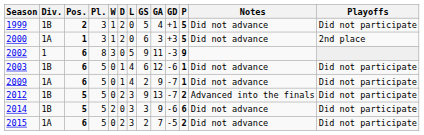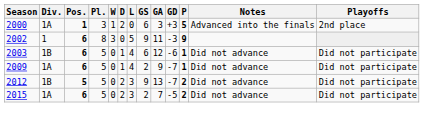- row: (17, 25)
(230, 39) Did not advance -> (253, 25) Advanced into the finals
(253, 95) Advanced into the finals -> (230, 81) Did not advance
- row: (17, 109)
